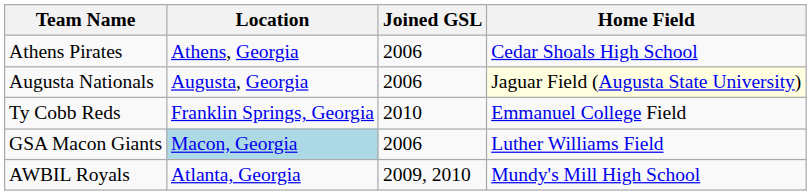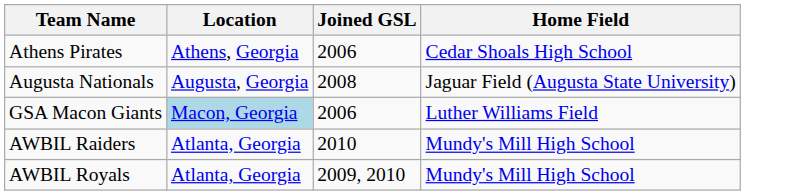(402, 81) 2006 -> (337, 81) 2008
(646, 81) lightyellow background -> (581, 81) no background
- row: (65, 112)
+ row: (72, 143)
